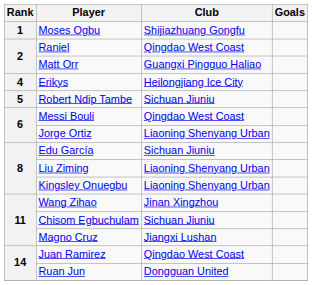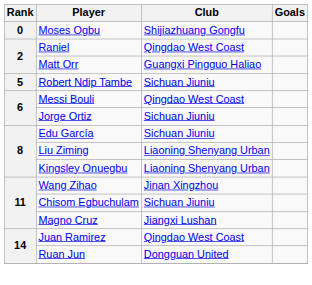(20, 30) 1 -> (20, 30) 0
- row: (53, 82)
(207, 133) Liaoning Shenyang Urban -> (179, 116) Sichuan Jiuniu
